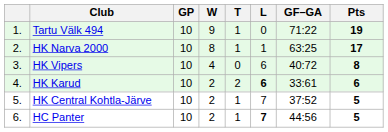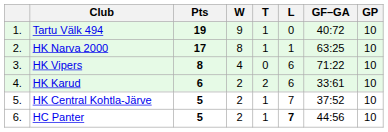columns swapped: (186, 13) <-> (356, 13)
(303, 30) 71:22 -> (331, 30) 40:72
(303, 65) 40:72 -> (331, 65) 71:22
(263, 83) bold -> (291, 83) normal
